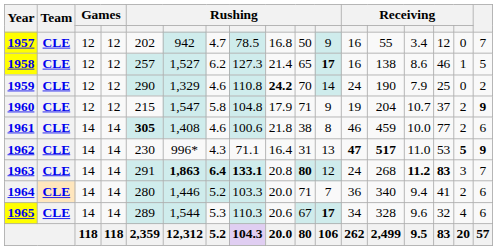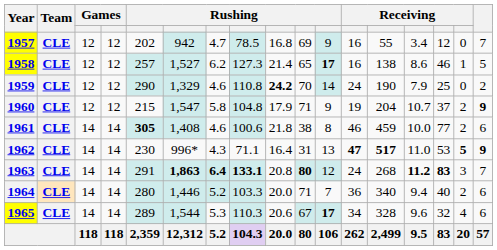(305, 42) 50 -> (305, 42) 69
(444, 191) 41 -> (444, 191) 40
